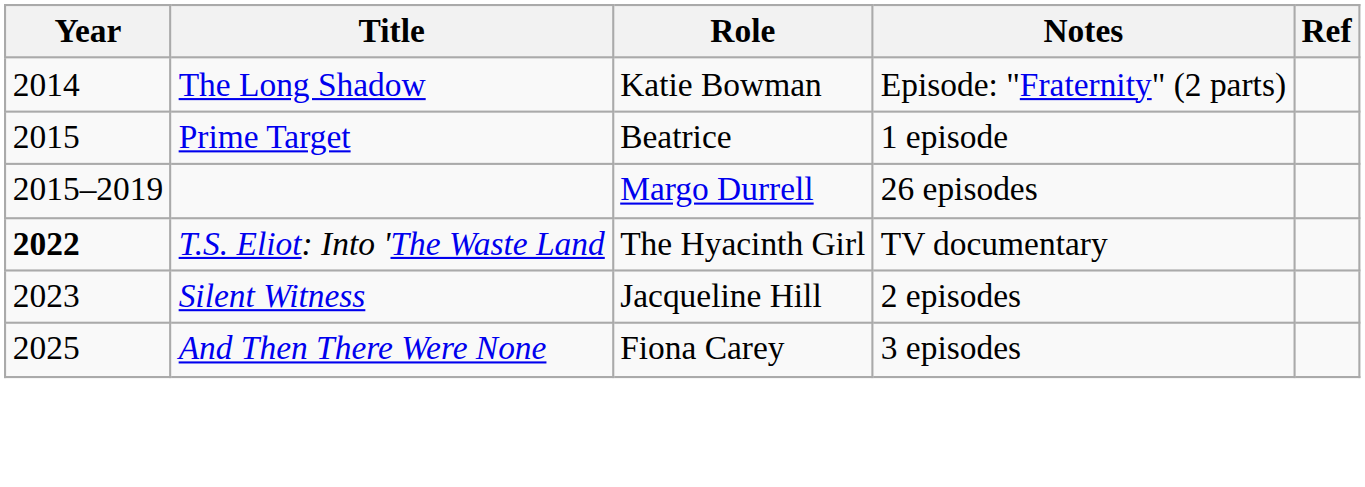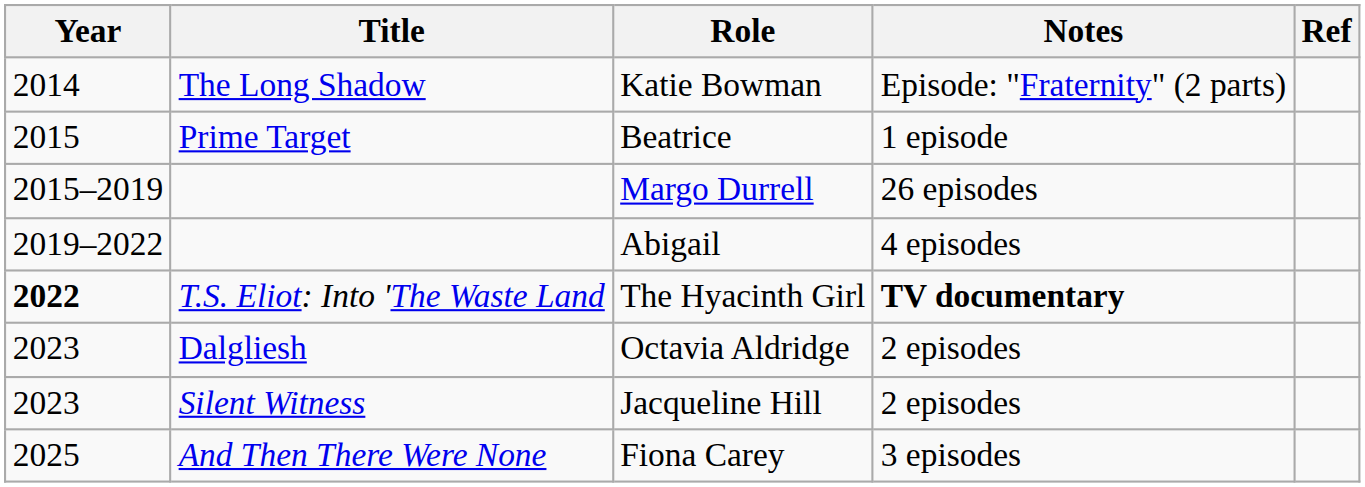+ row: (670, 243)
(994, 243) normal -> (1003, 296) bold
+ row: (735, 349)
